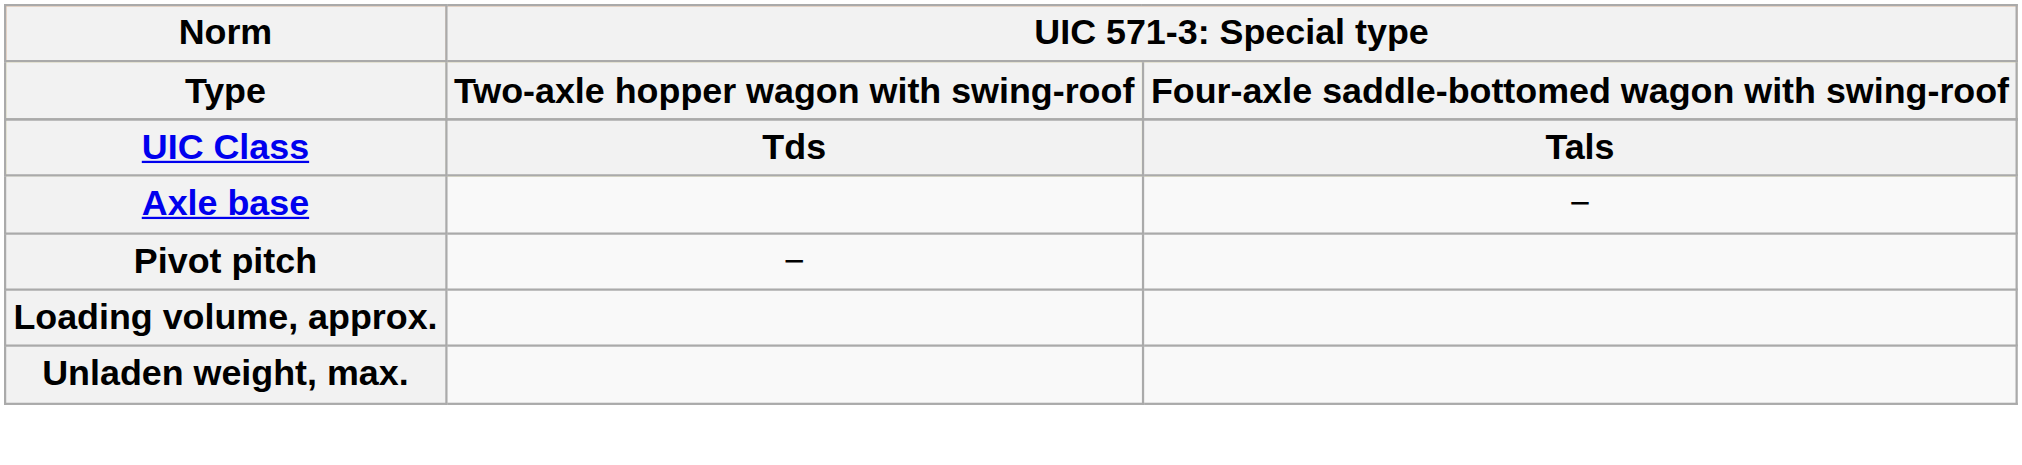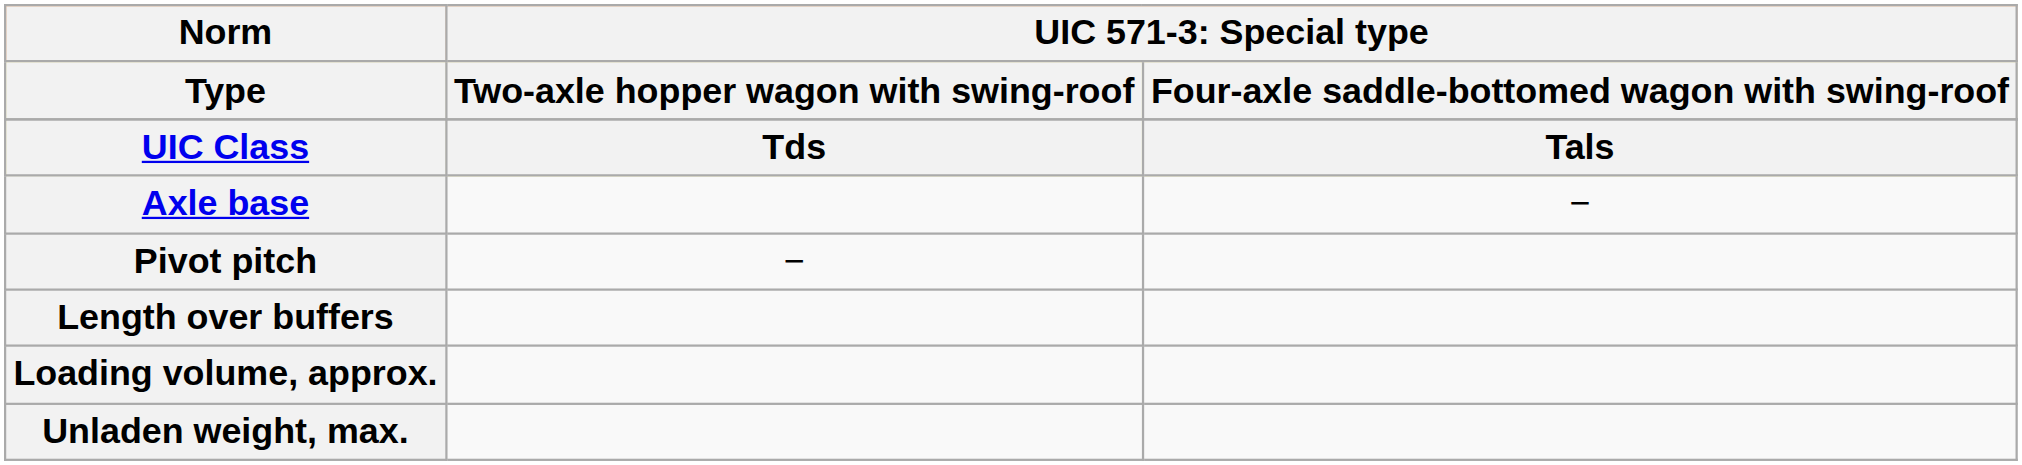+ row: (225, 317)
